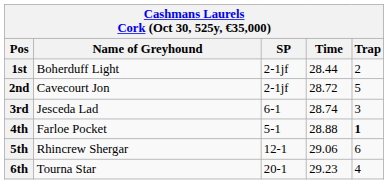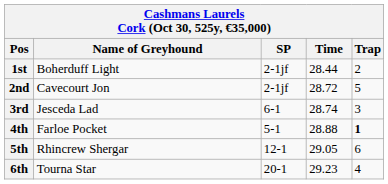(323, 149) 29.06 -> (323, 149) 29.05
